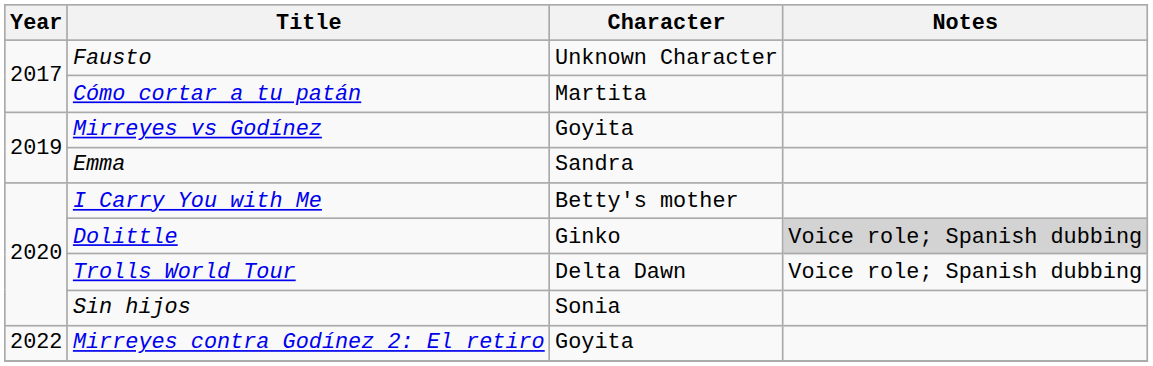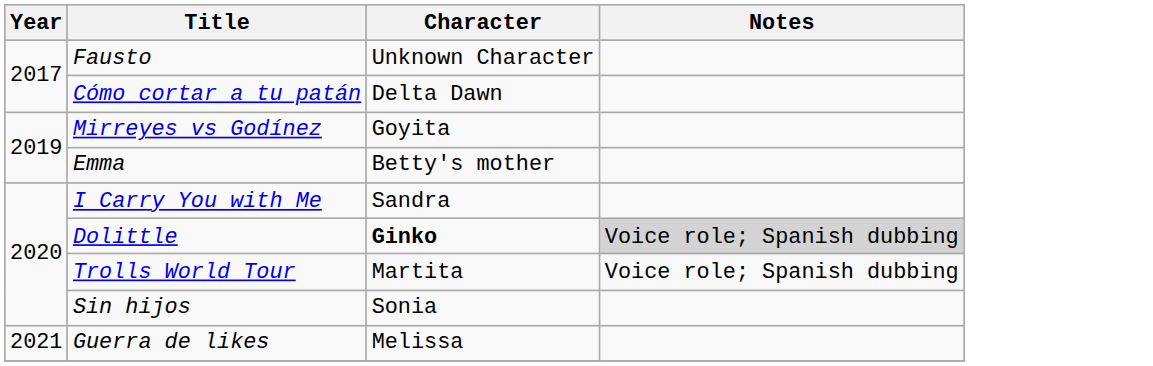(601, 94) Martita -> (437, 94) Delta Dawn
(594, 165) Sandra -> (463, 165) Betty's mother
(647, 201) Betty's mother -> (411, 201) Sandra
(588, 236) normal -> (404, 236) bold
(621, 272) Delta Dawn -> (418, 272) Martita
+ row: (171, 343)
- row: (309, 343)
